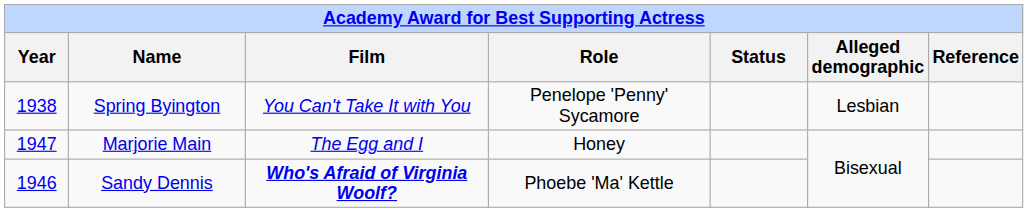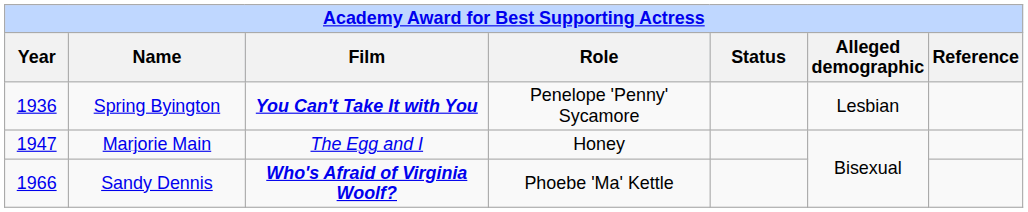(37, 105) 1938 -> (37, 105) 1936
(367, 105) normal -> (367, 105) bold
(37, 182) 1946 -> (37, 182) 1966
